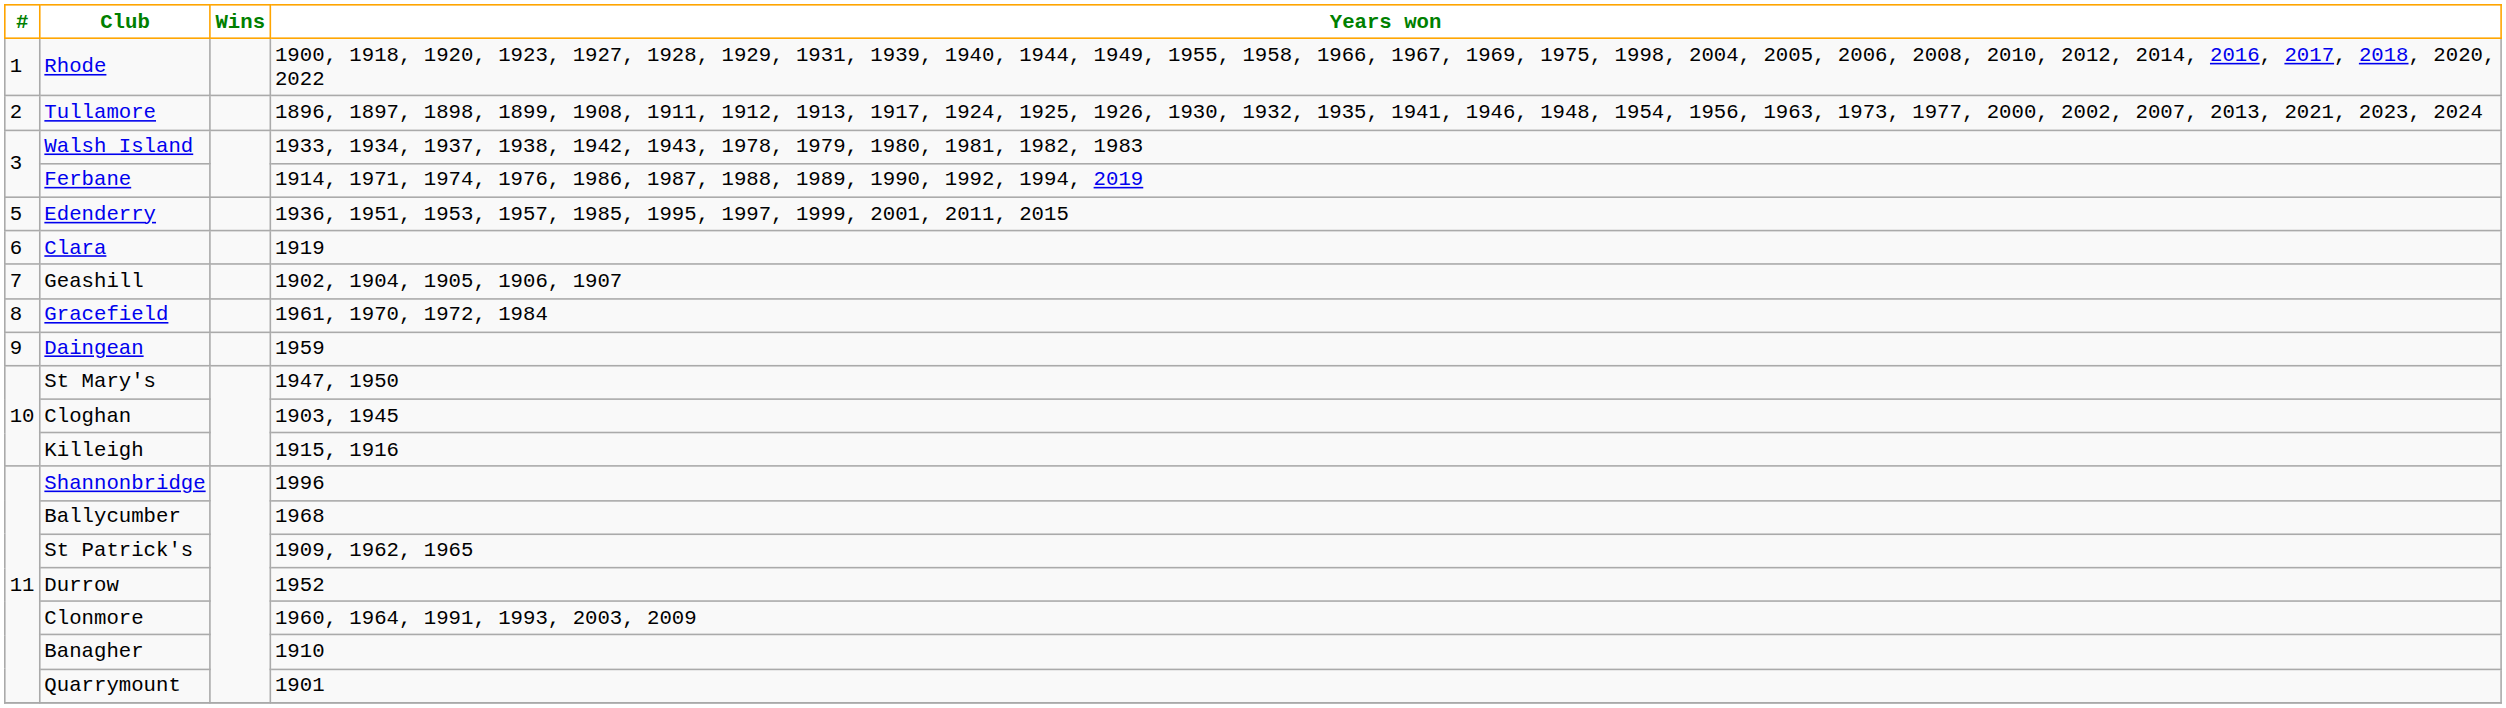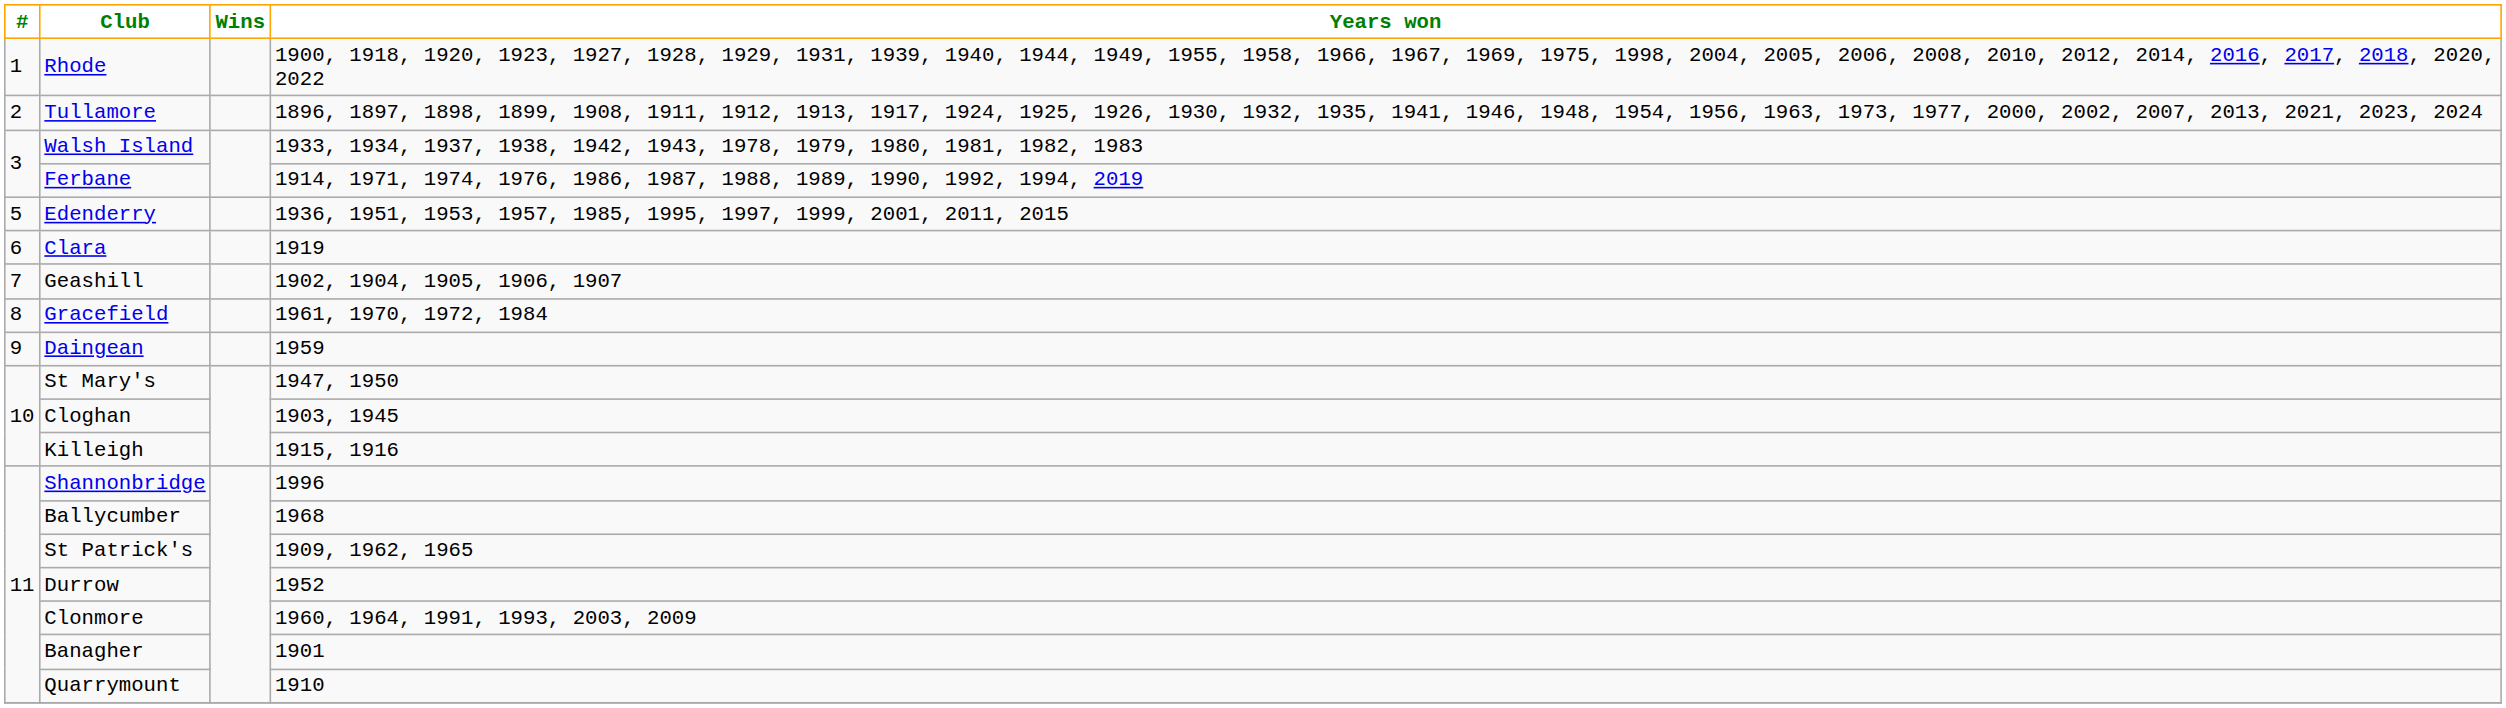(300, 652) 1910 -> (300, 652) 1901
(300, 686) 1901 -> (300, 686) 1910
